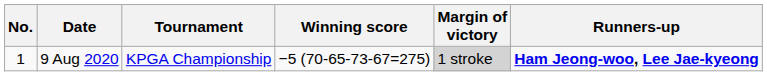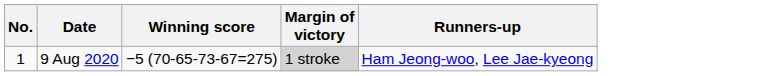- column: (199, 26)
(637, 59) bold -> (477, 59) normal
